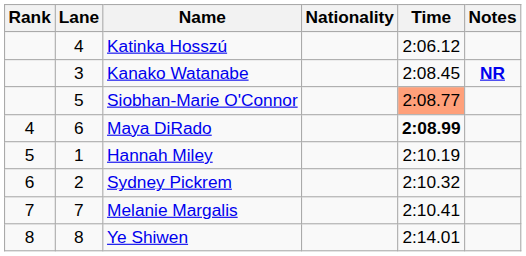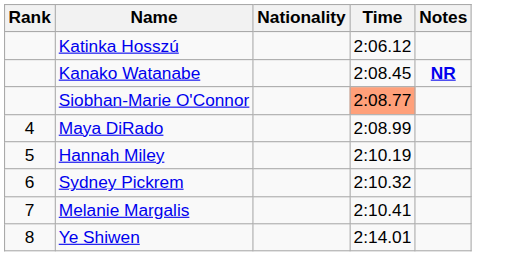- column: (79, 18)
(431, 127) bold -> (382, 127) normal
